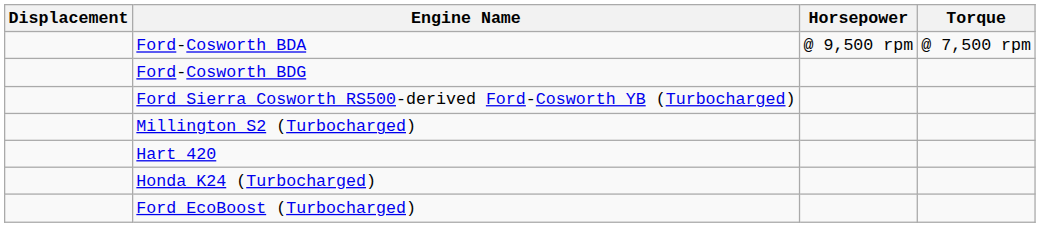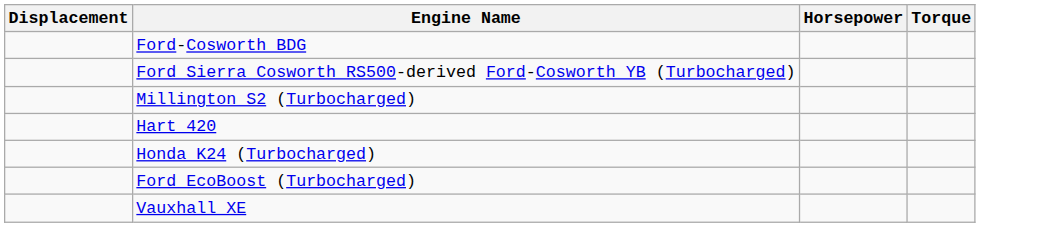- row: (221, 45)
+ row: (191, 208)
